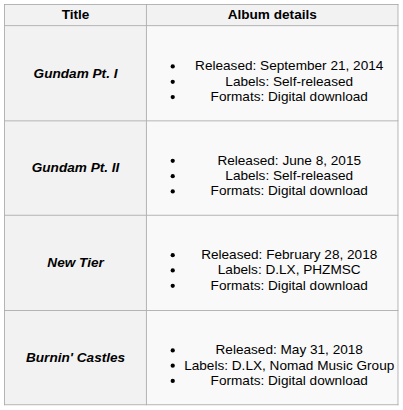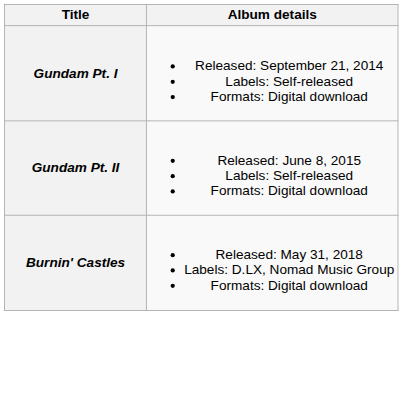- row: (76, 262)
